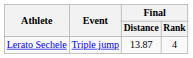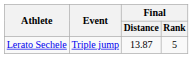(174, 45) 4 -> (174, 45) 5
